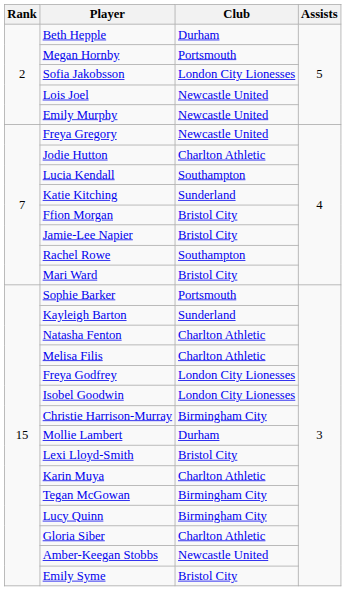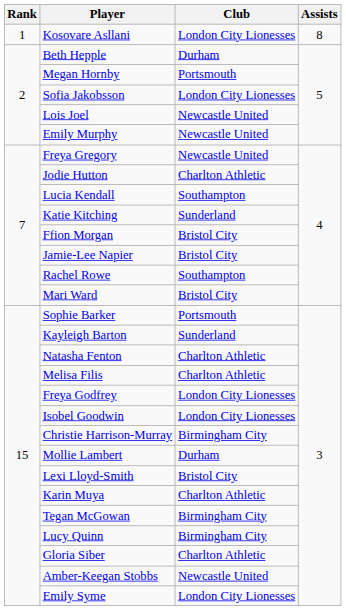+ row: (86, 34)
(208, 575) Bristol City -> (237, 595) London City Lionesses
